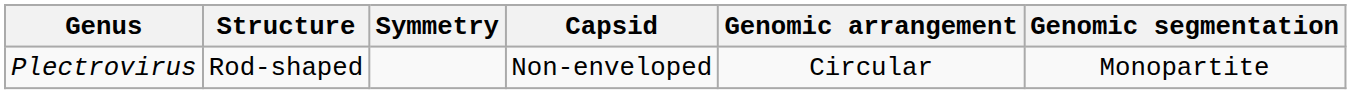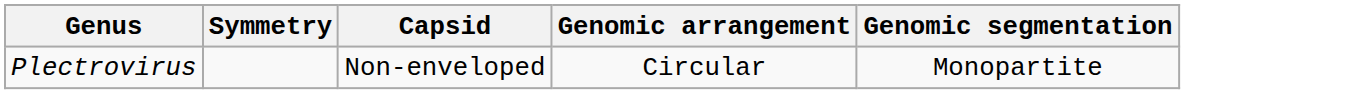- column: (286, 26)
